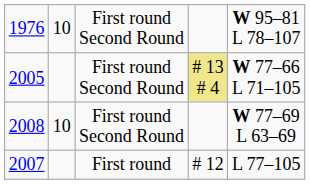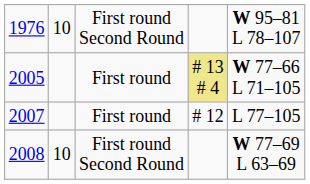(131, 77) First round Second Round -> (131, 77) First round
rows swapped: (27, 164) <-> (27, 125)
